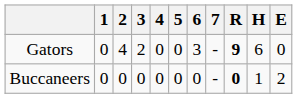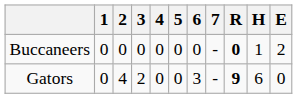rows swapped: (50, 78) <-> (50, 49)
